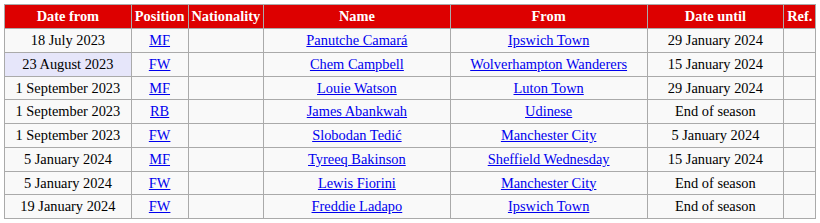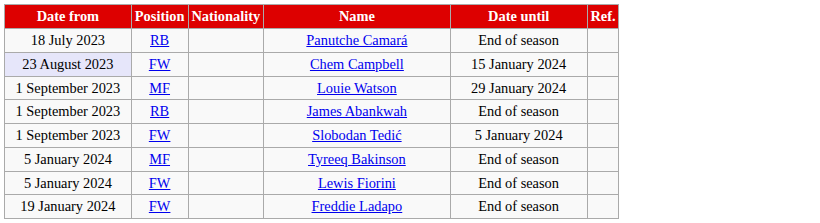- column: (549, 16)
(160, 40) MF -> (160, 40) RB
(715, 40) 29 January 2024 -> (519, 40) End of season
(715, 159) 15 January 2024 -> (519, 159) End of season
